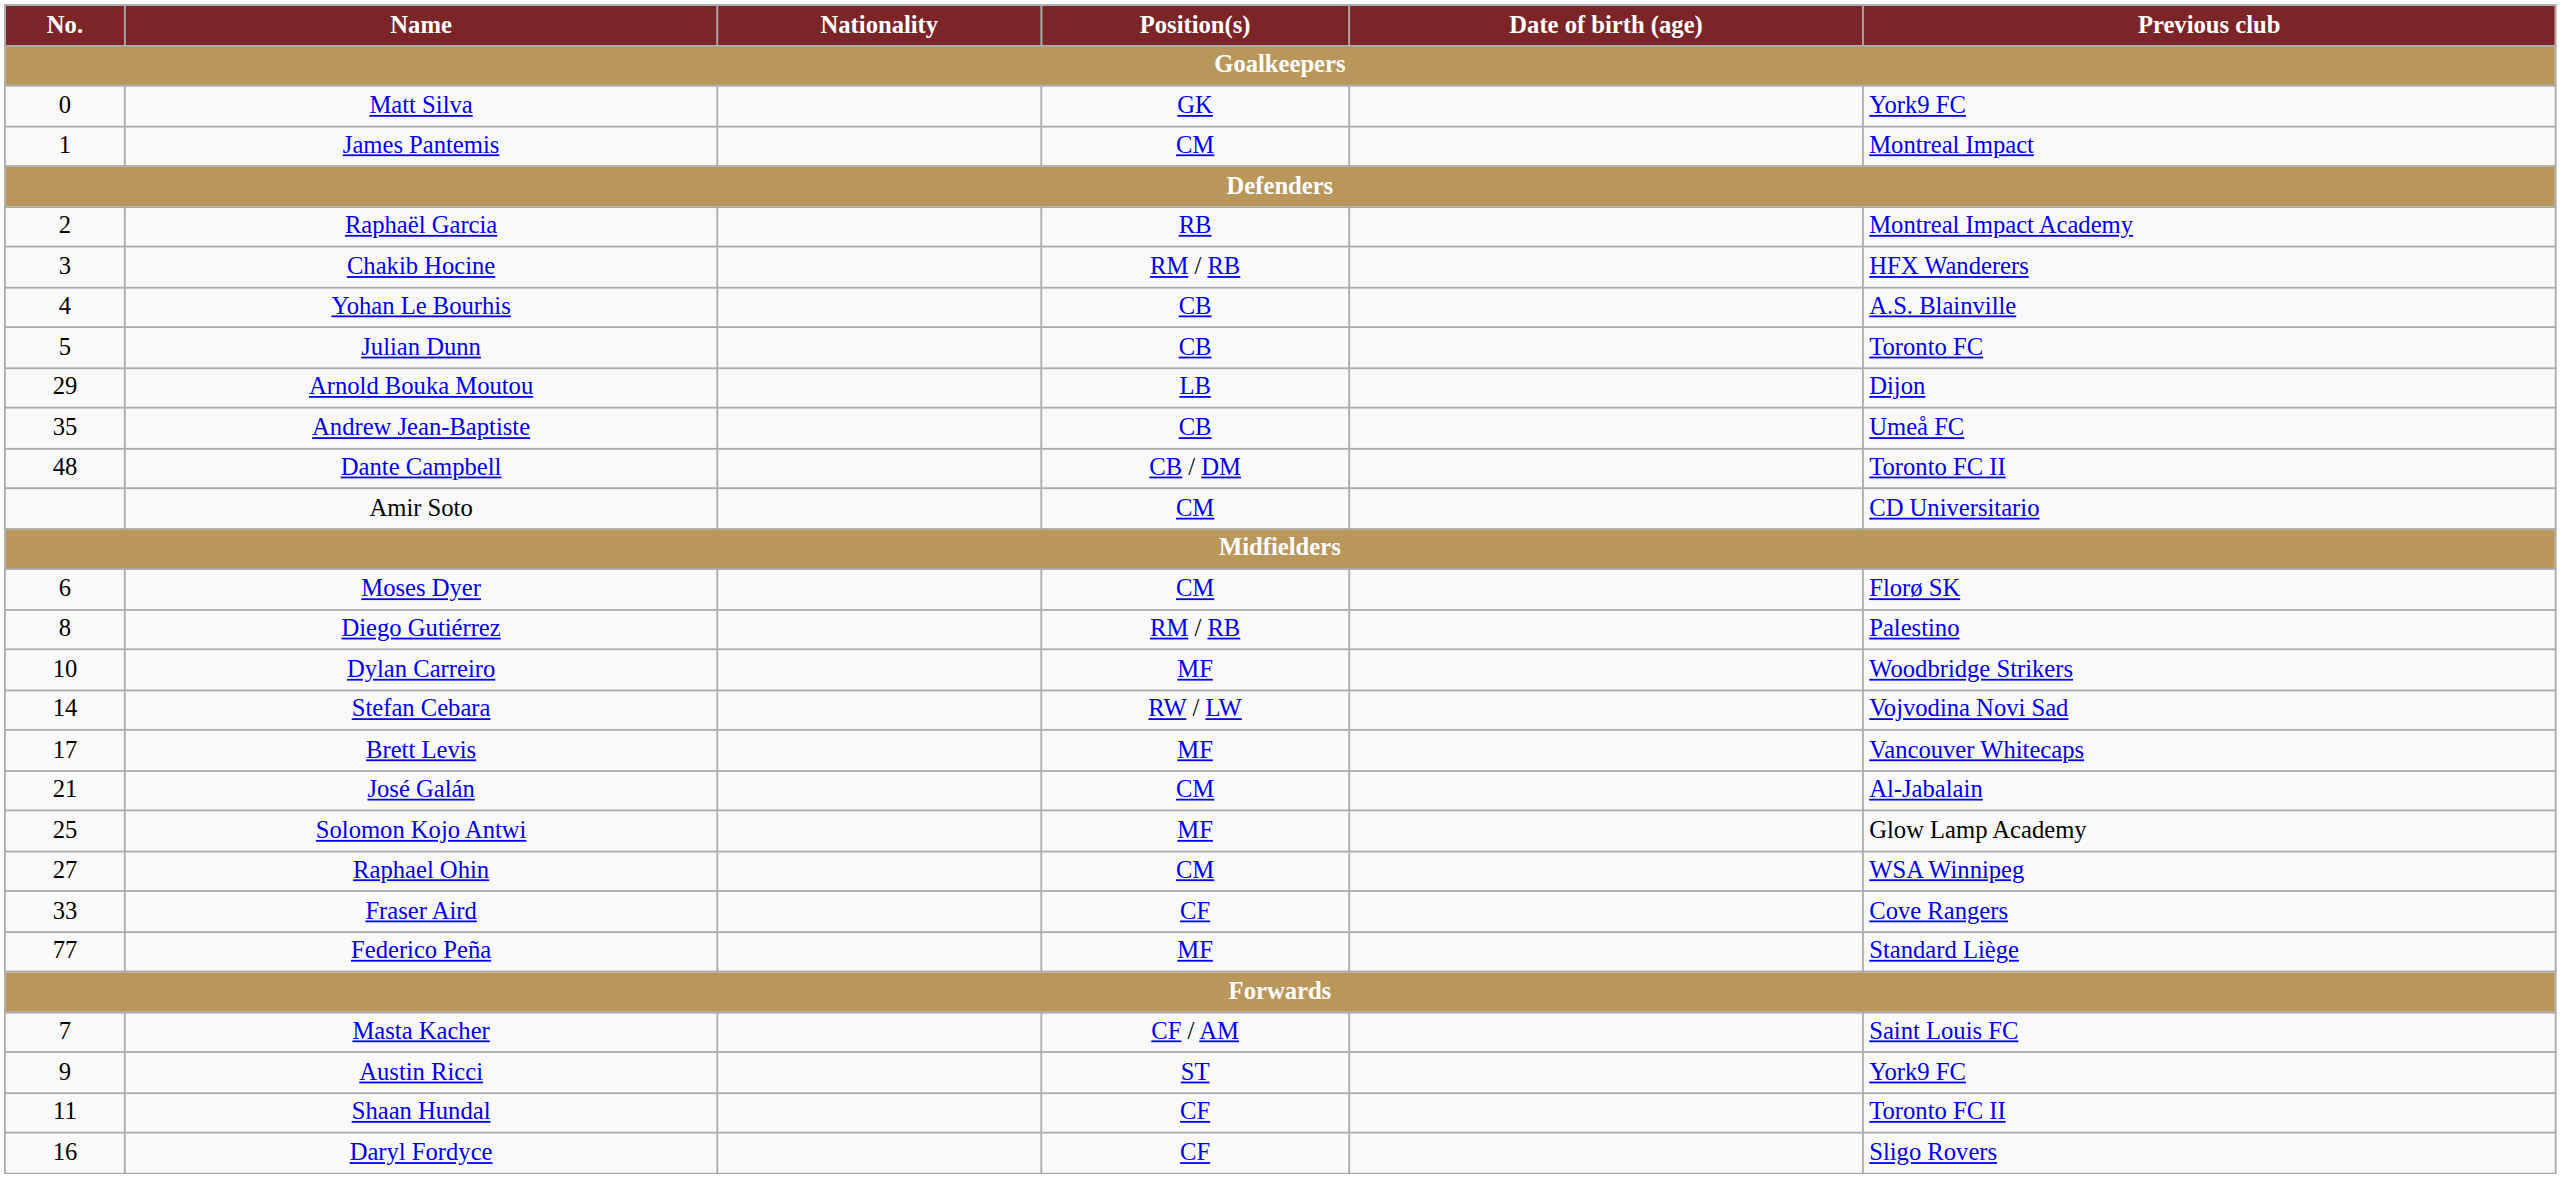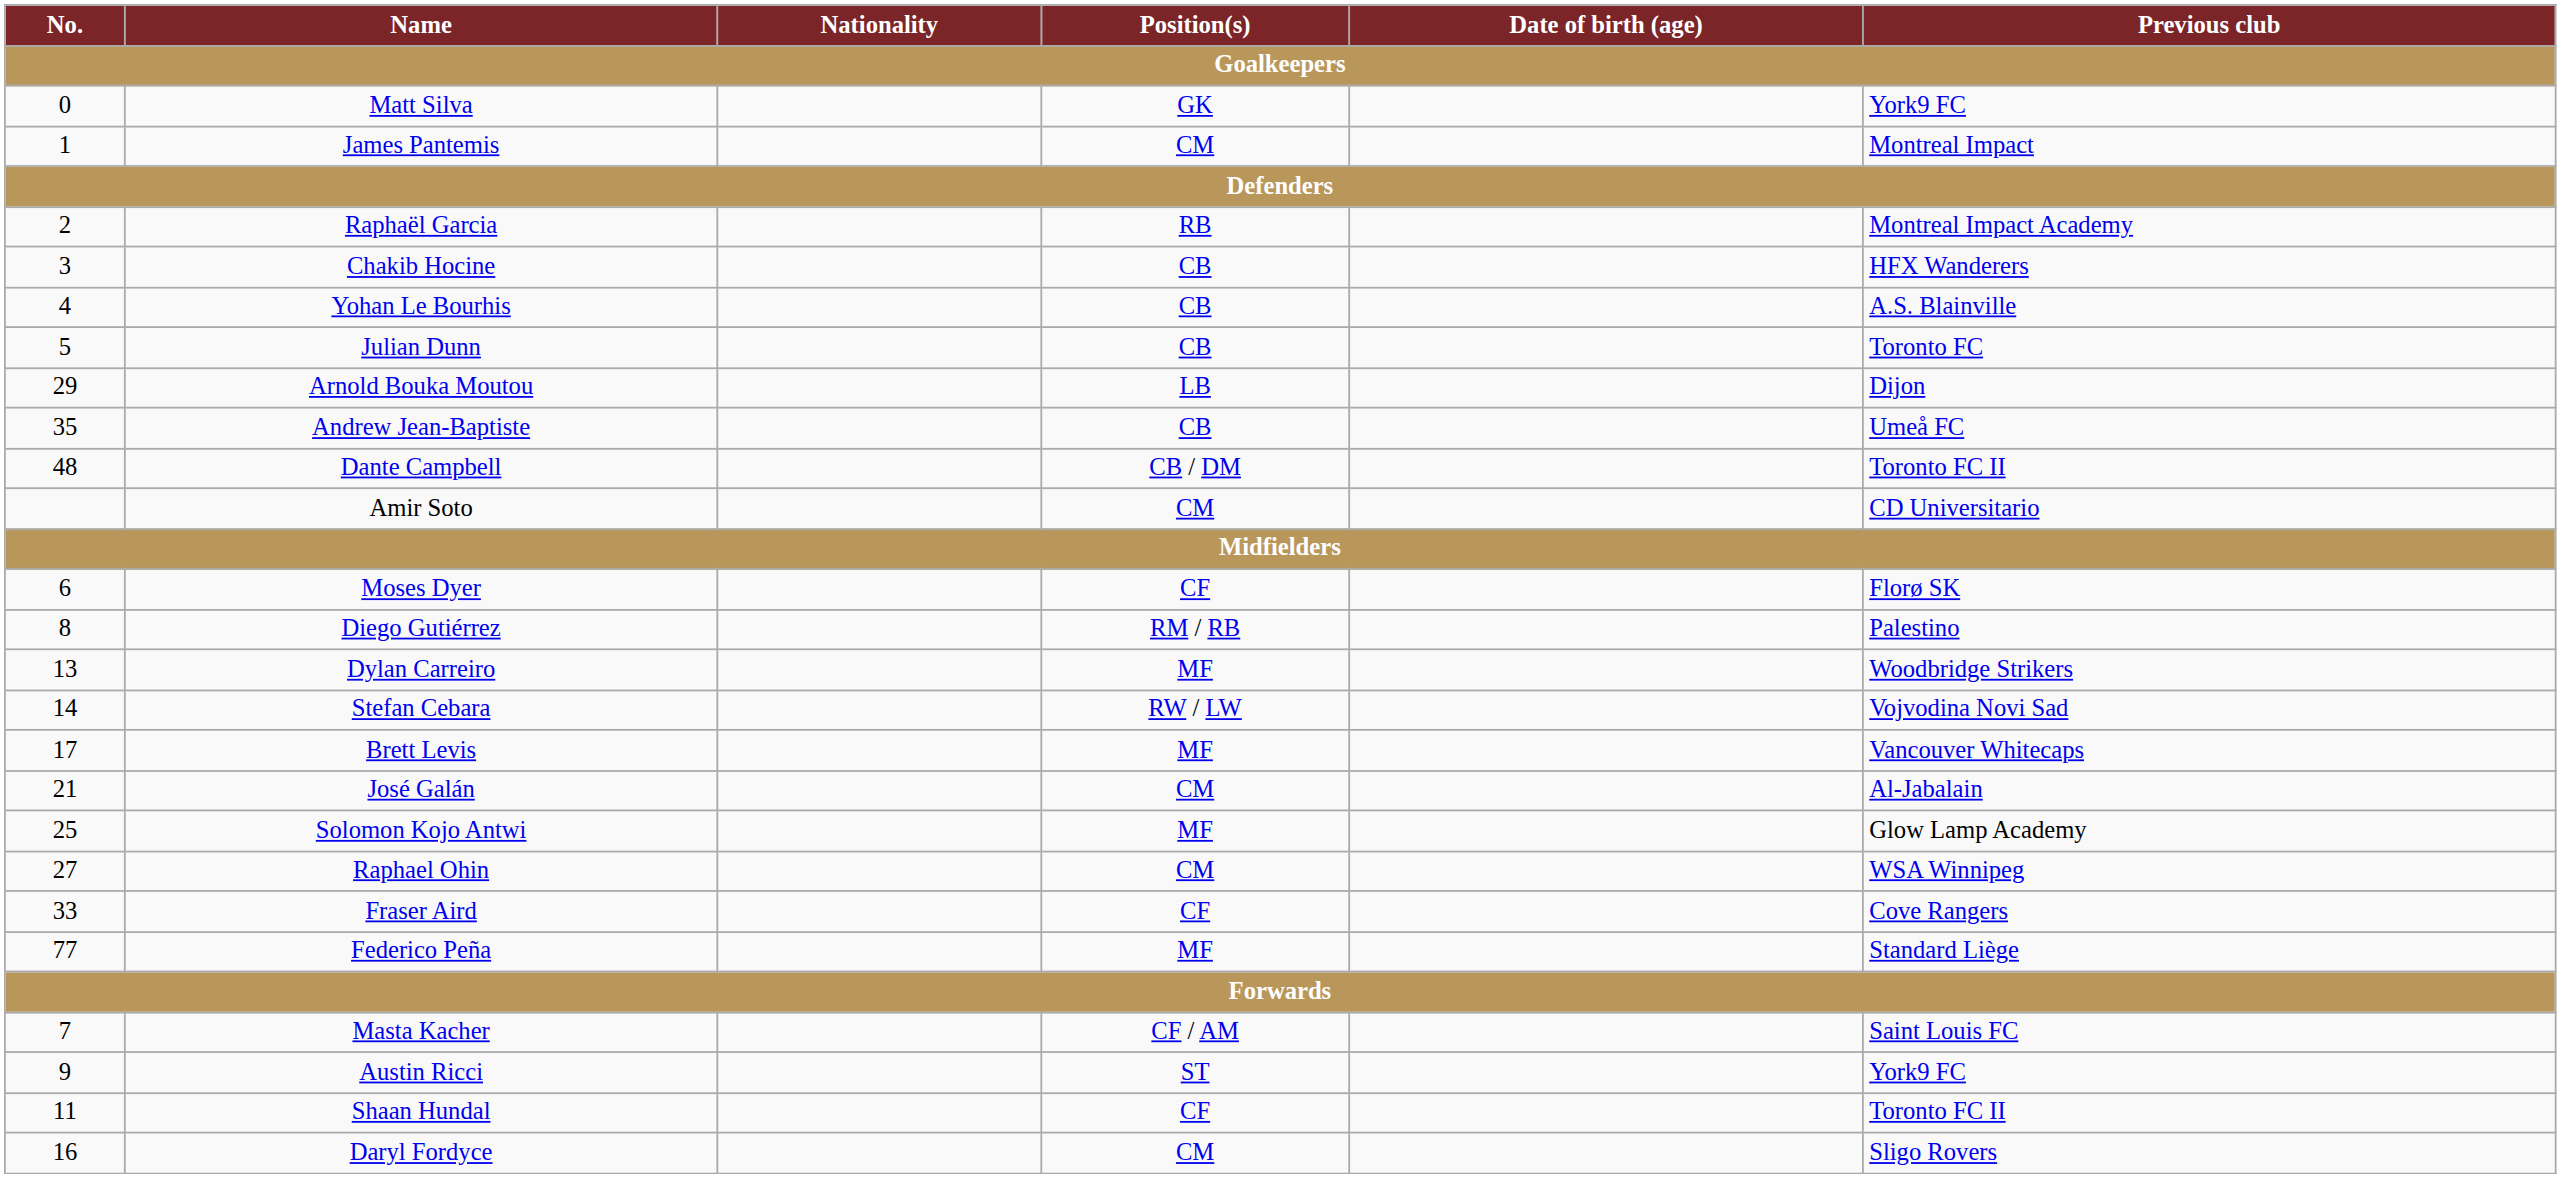(1195, 266) RM / RB -> (1195, 266) CB
(1195, 588) CM -> (1195, 588) CF
(65, 668) 10 -> (65, 668) 13
(1195, 1152) CF -> (1195, 1152) CM
